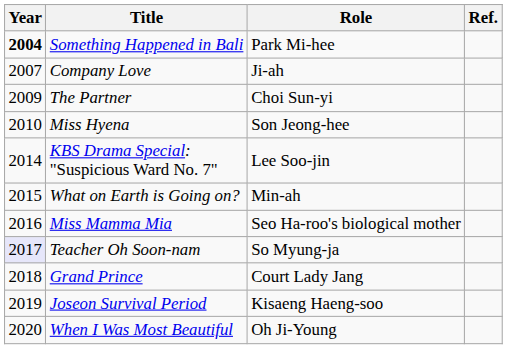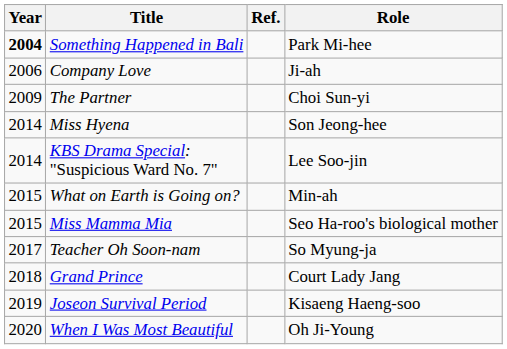columns swapped: (356, 17) <-> (483, 17)
(25, 71) 2007 -> (25, 71) 2006
(25, 124) 2010 -> (25, 124) 2014
(25, 223) 2016 -> (25, 223) 2015
(25, 249) lavender background -> (25, 249) no background
